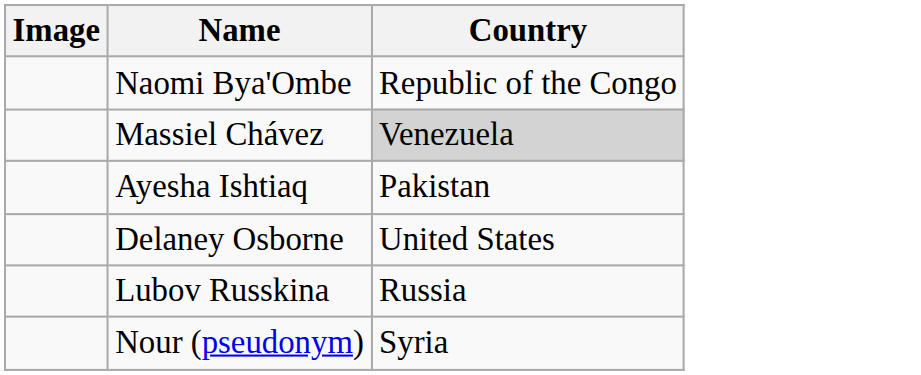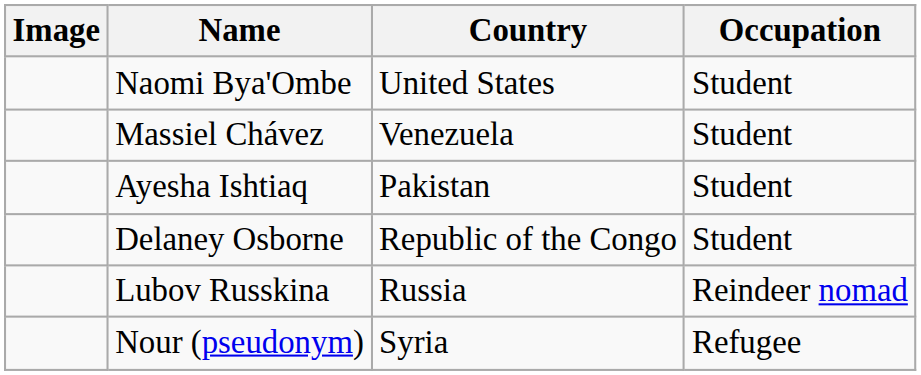+ column: (800, 30)
(528, 82) Republic of the Congo -> (467, 82) United States
(446, 134) lightgrey background -> (446, 134) no background
(467, 238) United States -> (528, 238) Republic of the Congo
